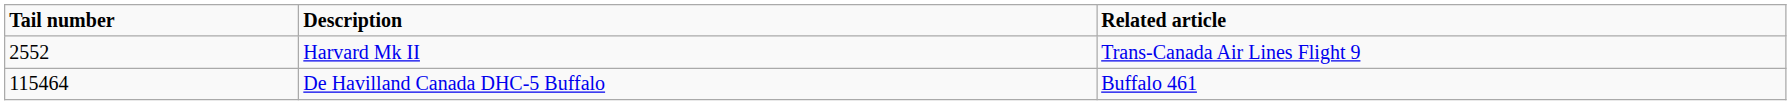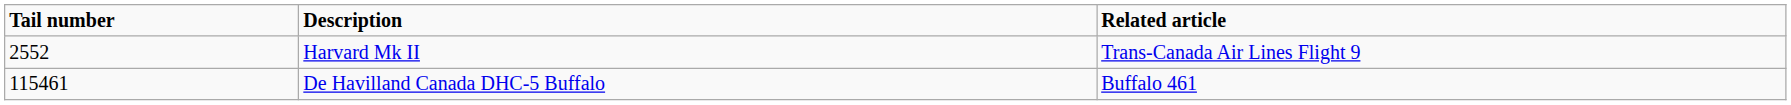(39, 83) 115464 -> (39, 83) 115461
